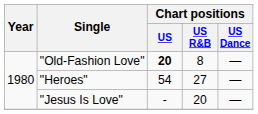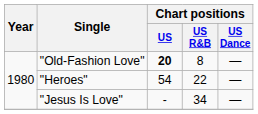(200, 80) 27 -> (200, 80) 22
(200, 99) 20 -> (200, 99) 34
